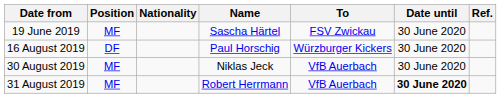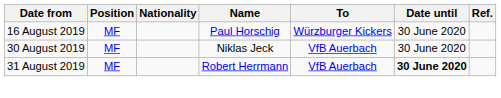- row: (46, 31)
(112, 48) DF -> (112, 31) MF
